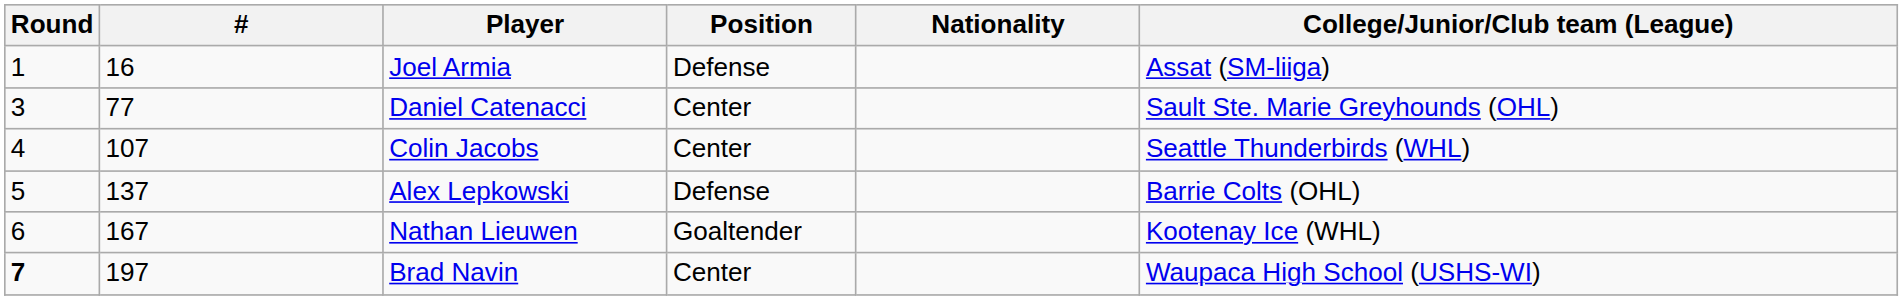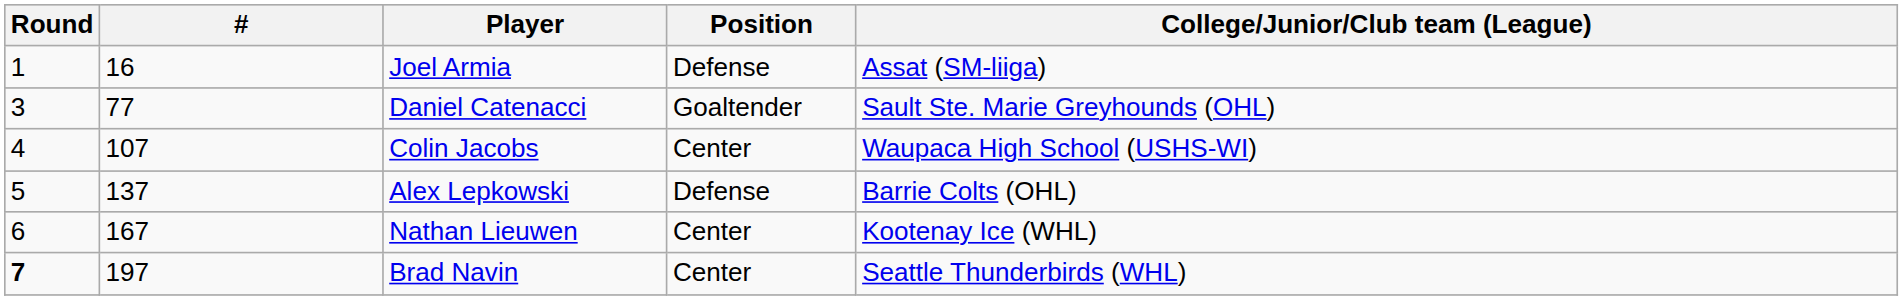- column: (998, 25)
(712, 107) Center -> (737, 107) Goaltender
(1308, 149) Seattle Thunderbirds (WHL) -> (1060, 149) Waupaca High School (USHS-WI)
(737, 231) Goaltender -> (712, 231) Center
(1343, 273) Waupaca High School (USHS-WI) -> (1024, 273) Seattle Thunderbirds (WHL)
